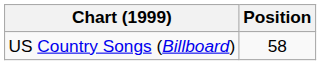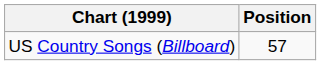(277, 45) 58 -> (277, 45) 57
